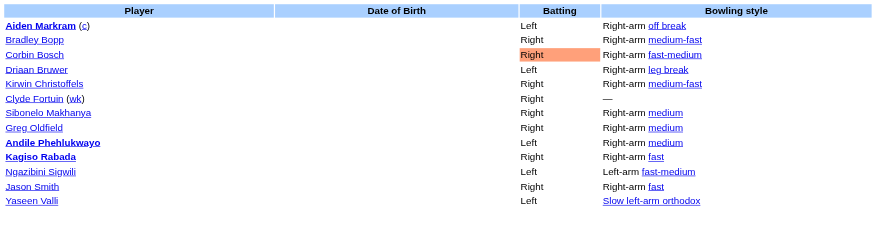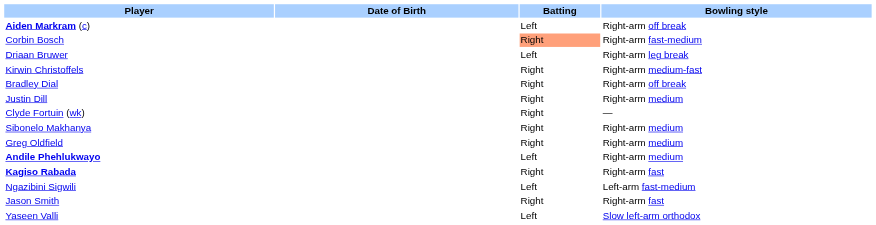- row: (35, 40)
+ row: (32, 84)
+ row: (26, 98)
